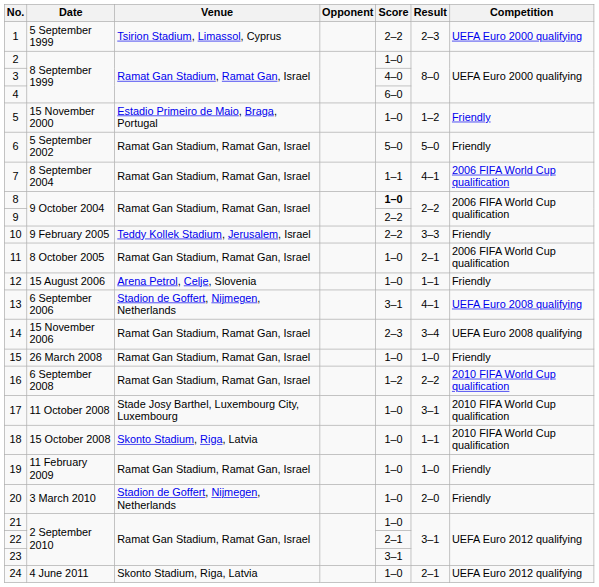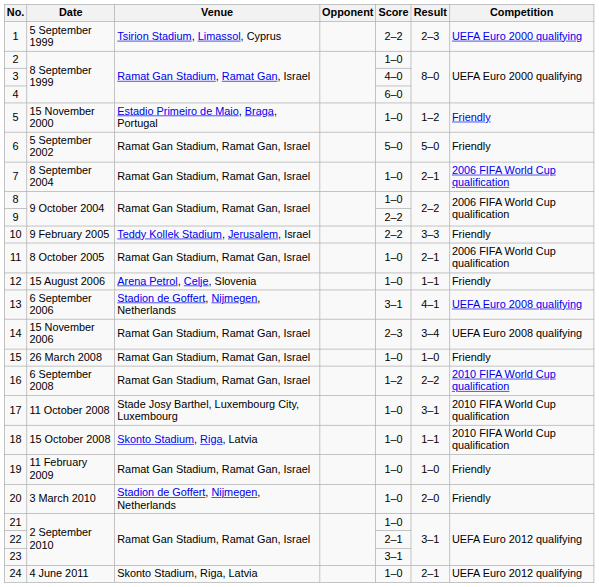(394, 176) 1–1 -> (394, 176) 1–0
(430, 176) 4–1 -> (430, 176) 2–1
(394, 200) bold -> (394, 200) normal
